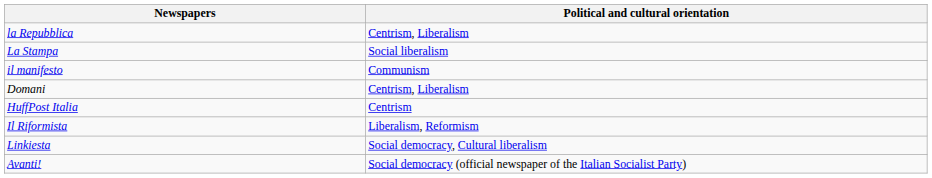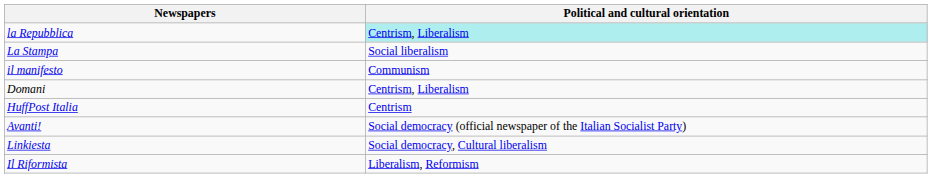(418, 32) no background -> (418, 32) paleturquoise background
rows swapped: (37, 126) <-> (24, 164)
